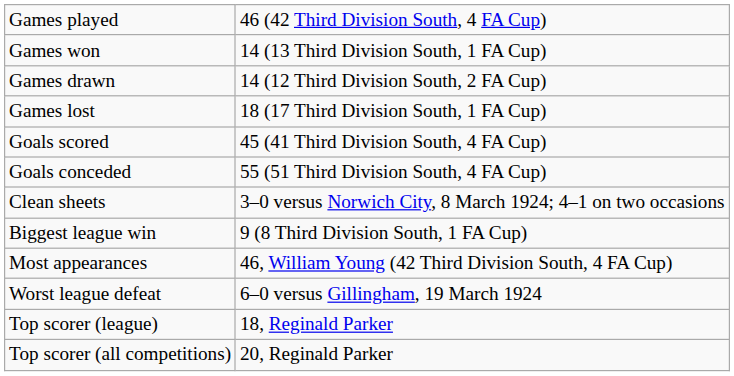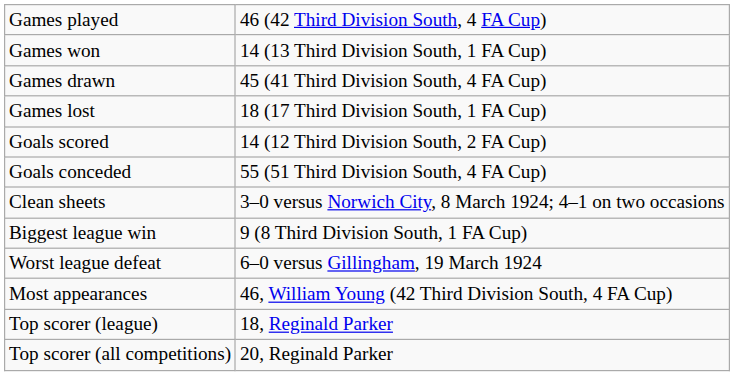(393, 80) 14 (12 Third Division South, 2 FA Cup) -> (393, 80) 45 (41 Third Division South, 4 FA Cup)
(393, 141) 45 (41 Third Division South, 4 FA Cup) -> (393, 141) 14 (12 Third Division South, 2 FA Cup)
rows swapped: (85, 293) <-> (78, 263)
